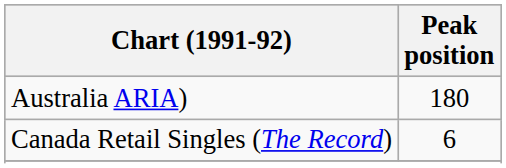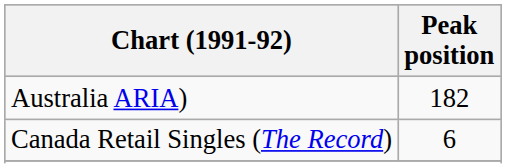(449, 97) 180 -> (449, 97) 182
